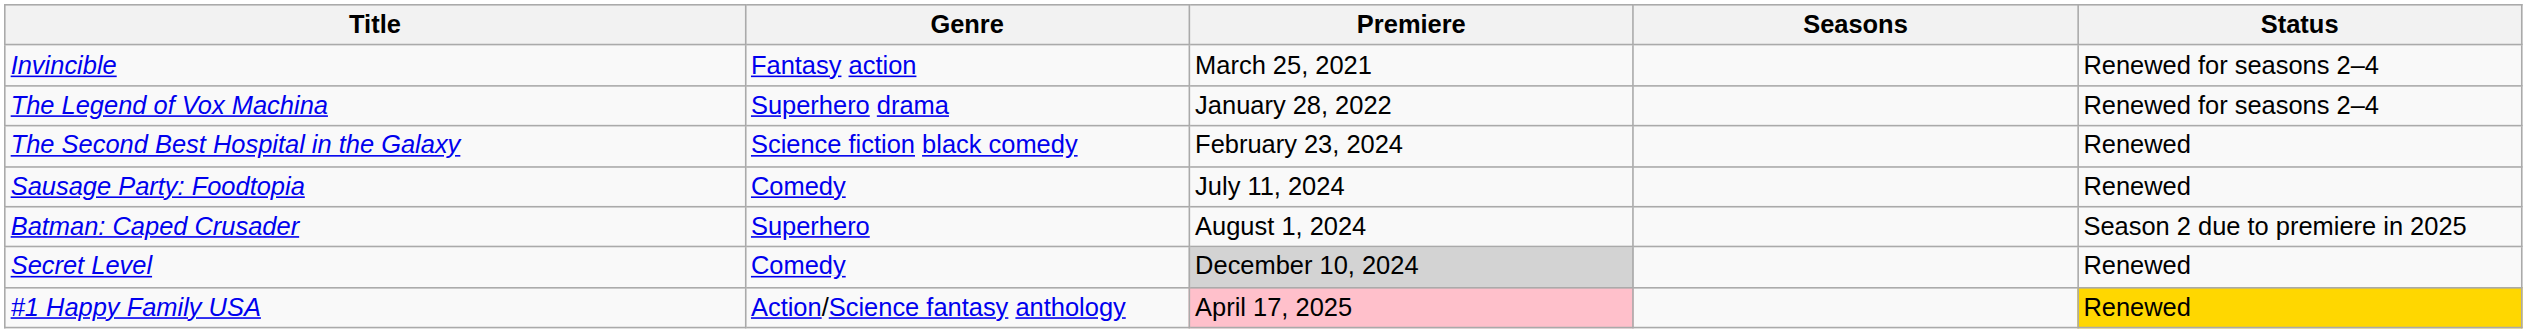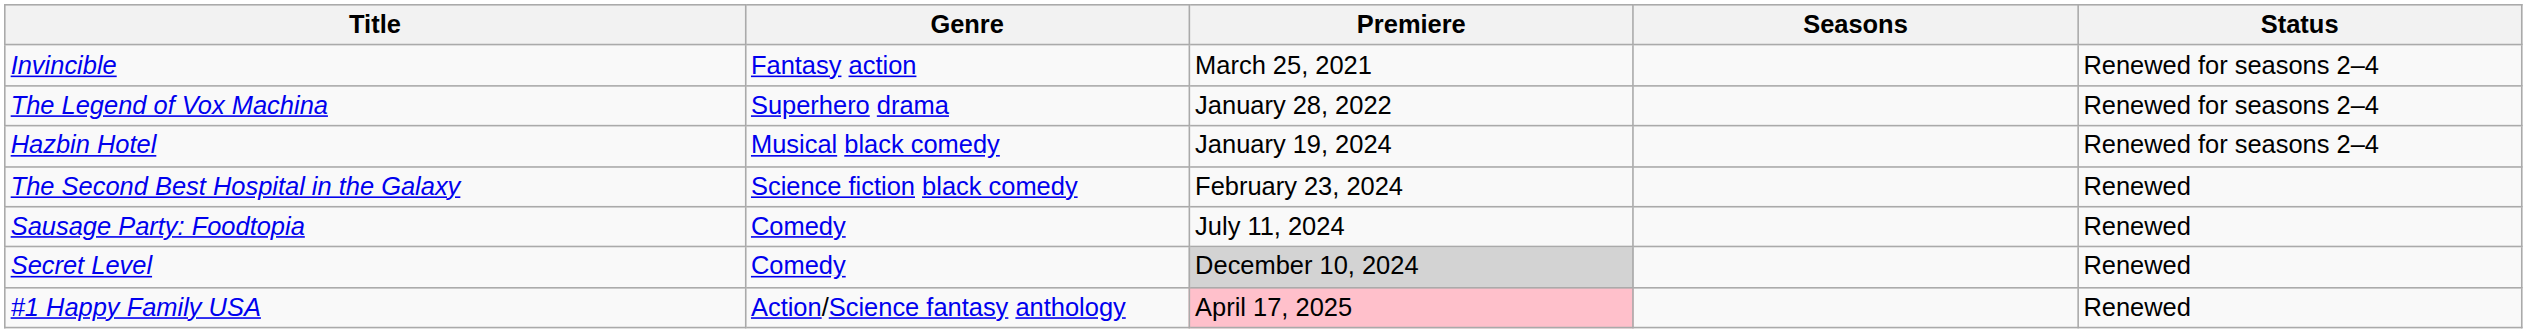+ row: (83, 145)
- row: (155, 226)
(2137, 307) gold background -> (2137, 307) no background
